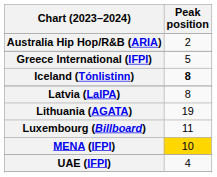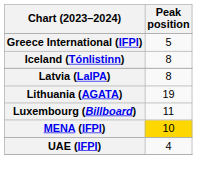- row: (84, 42)
(188, 77) bold -> (168, 59) normal
